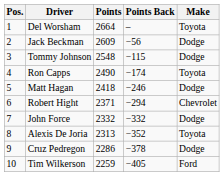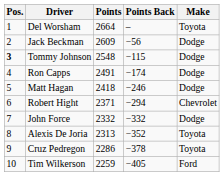(9, 57) normal -> (9, 57) bold
(105, 73) 2490 -> (105, 73) 2491
(192, 73) Toyota -> (192, 73) Dodge
(192, 149) Dodge -> (192, 149) Toyota
